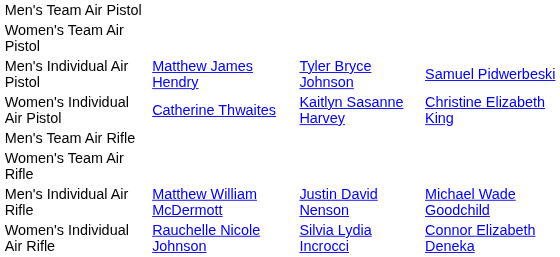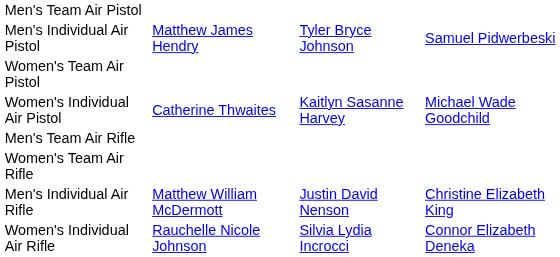rows swapped: (64, 38) <-> (67, 74)
(485, 110) Christine Elizabeth King -> (470, 110) Michael Wade Goodchild
(470, 202) Michael Wade Goodchild -> (485, 202) Christine Elizabeth King
